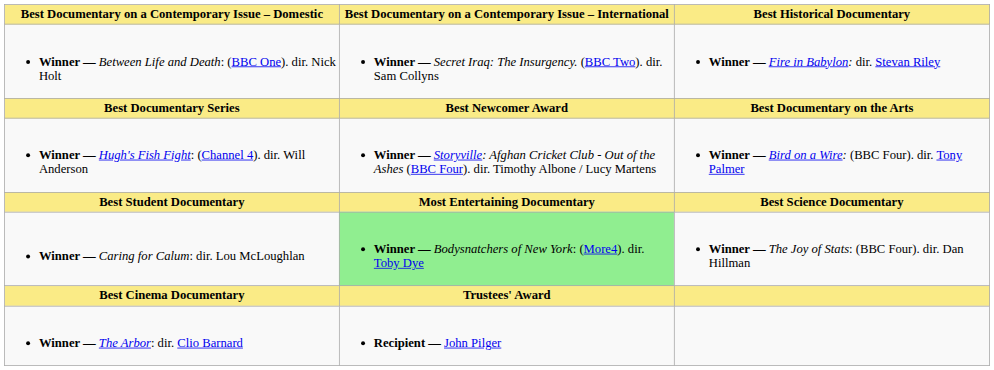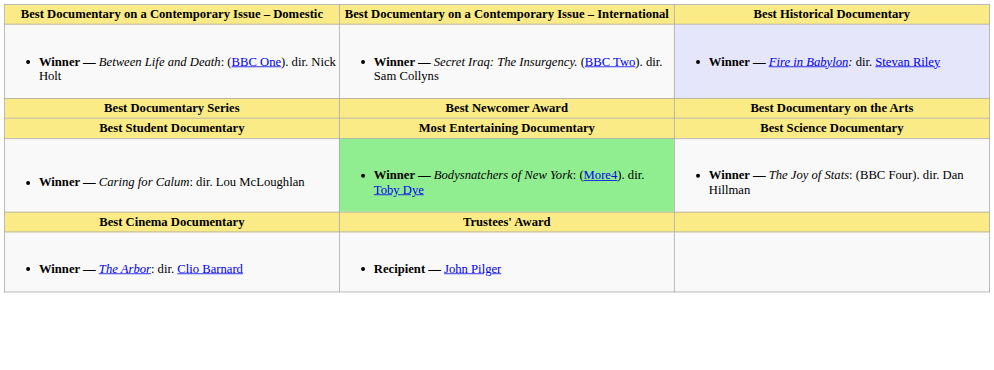(832, 61) no background -> (832, 61) lavender background
- row: (172, 162)
